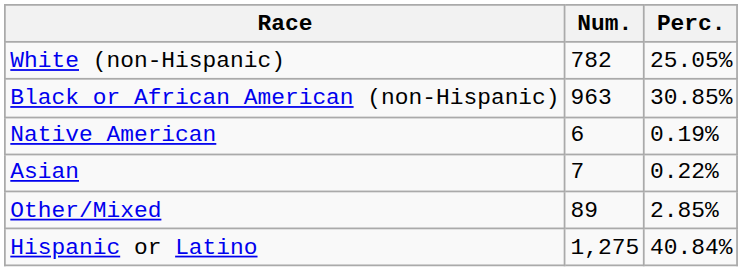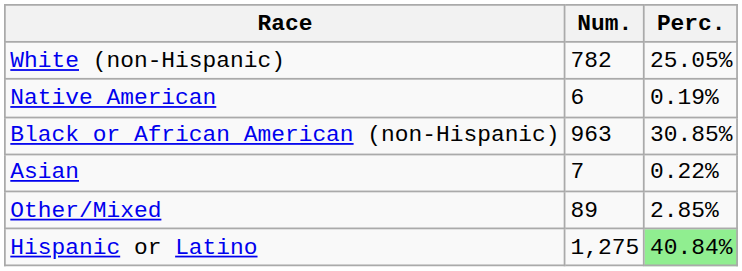rows swapped: (285, 98) <-> (113, 135)
(691, 247) no background -> (691, 247) lightgreen background
